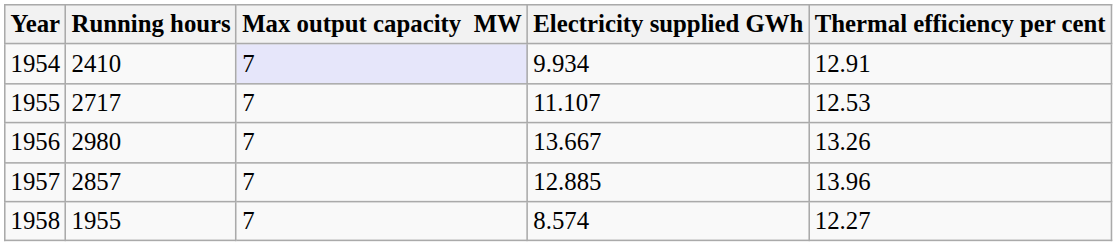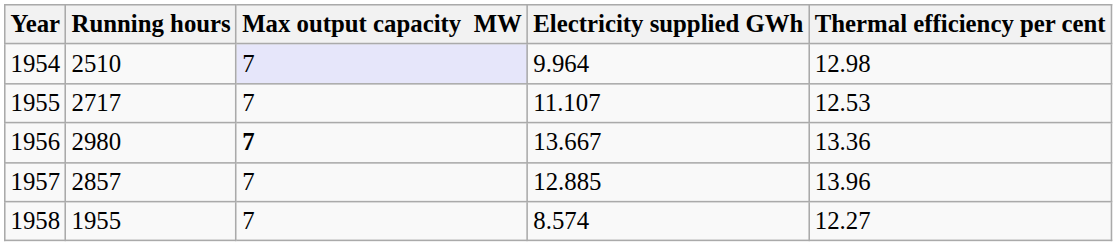(96, 63) 2410 -> (96, 63) 2510
(561, 63) 9.934 -> (561, 63) 9.964
(843, 63) 12.91 -> (843, 63) 12.98
(248, 142) normal -> (248, 142) bold
(843, 142) 13.26 -> (843, 142) 13.36
